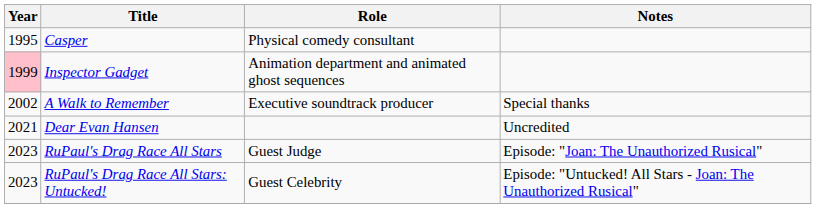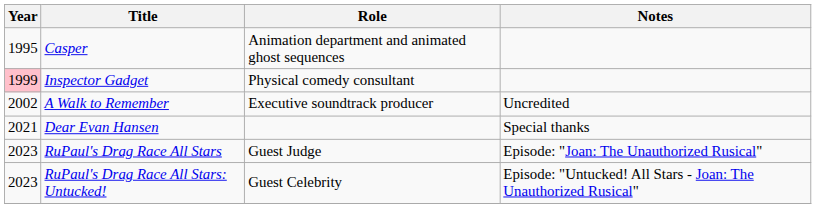(331, 39) Physical comedy consultant -> (357, 48) Animation department and animated ghost sequences
(357, 71) Animation department and animated ghost sequences -> (331, 80) Physical comedy consultant
(546, 103) Special thanks -> (536, 103) Uncredited
(536, 127) Uncredited -> (546, 127) Special thanks
